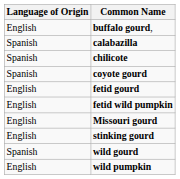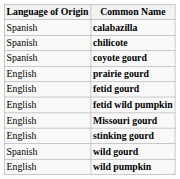- row: (123, 27)
+ row: (121, 74)
